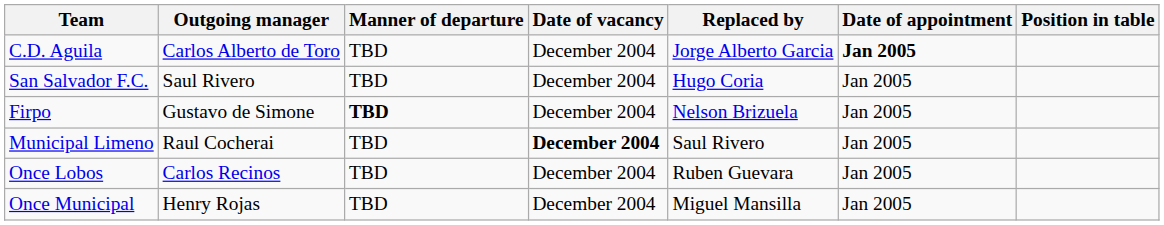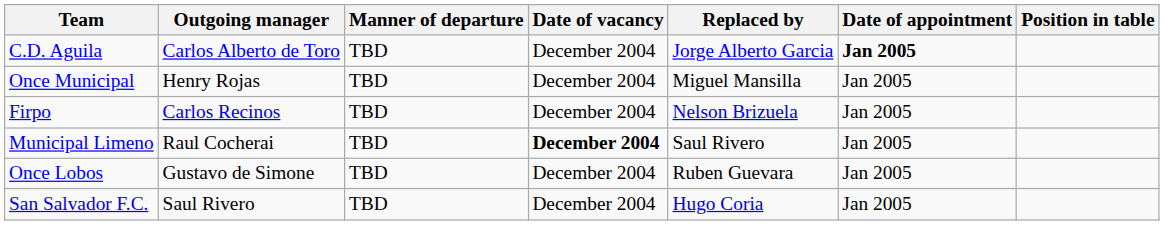rows swapped: (79, 81) <-> (72, 204)
(238, 111) Gustavo de Simone -> (222, 111) Carlos Recinos
(369, 111) bold -> (368, 111) normal
(222, 173) Carlos Recinos -> (238, 173) Gustavo de Simone
